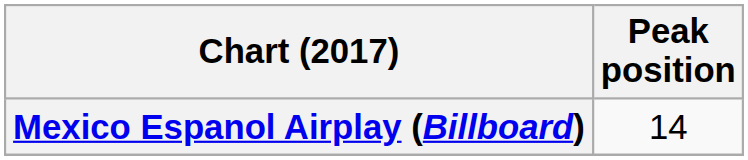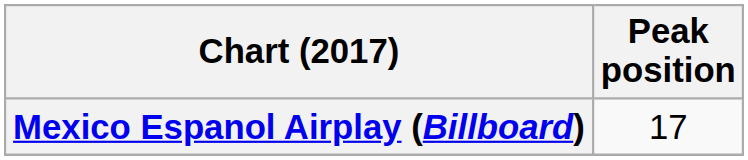(668, 126) 14 -> (668, 126) 17
